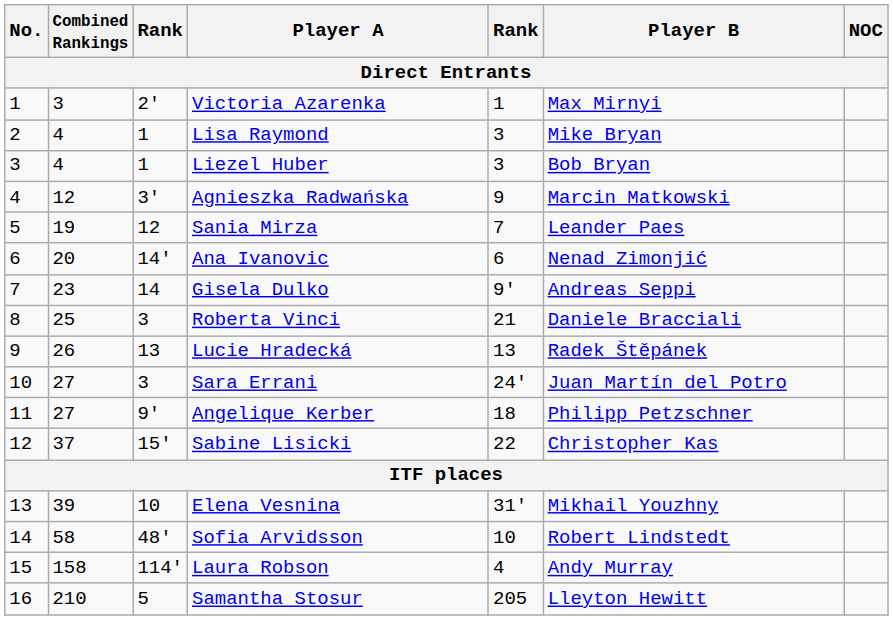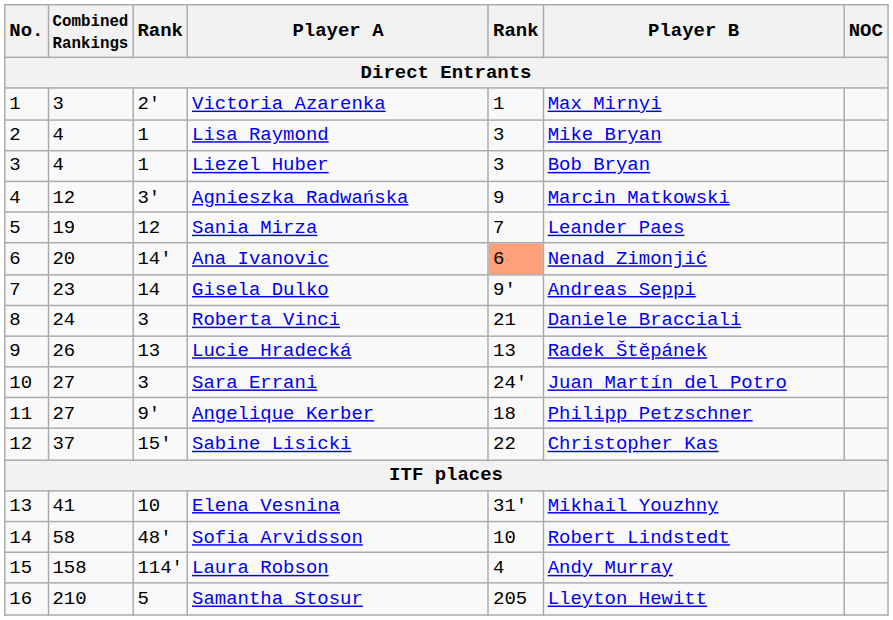(499, 259) no background -> (499, 259) lightsalmon background
(64, 321) 25 -> (64, 321) 24
(64, 506) 39 -> (64, 506) 41
